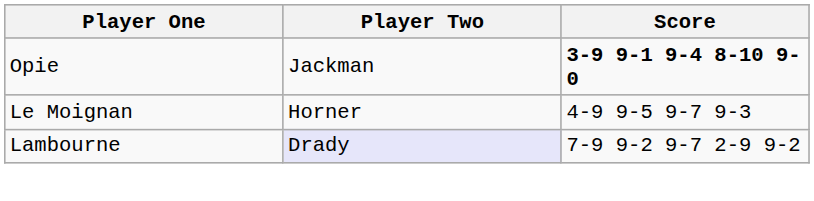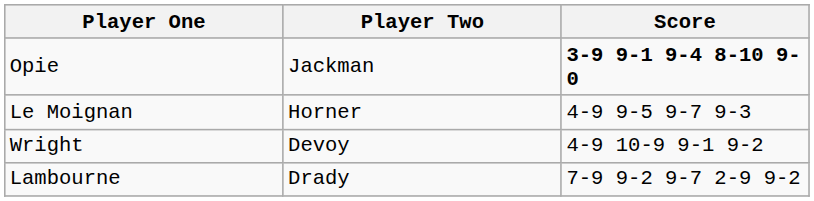+ row: (47, 146)
(319, 146) lavender background -> (319, 179) no background
